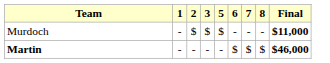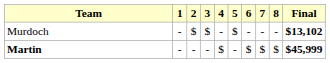+ column: (221, 13)
(290, 31) $11,000 -> (304, 31) $13,102
(290, 49) $46,000 -> (304, 49) $45,999
